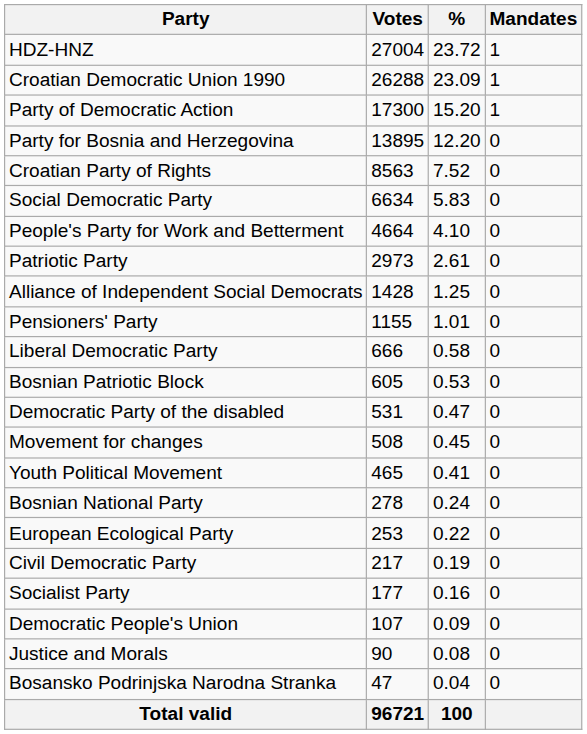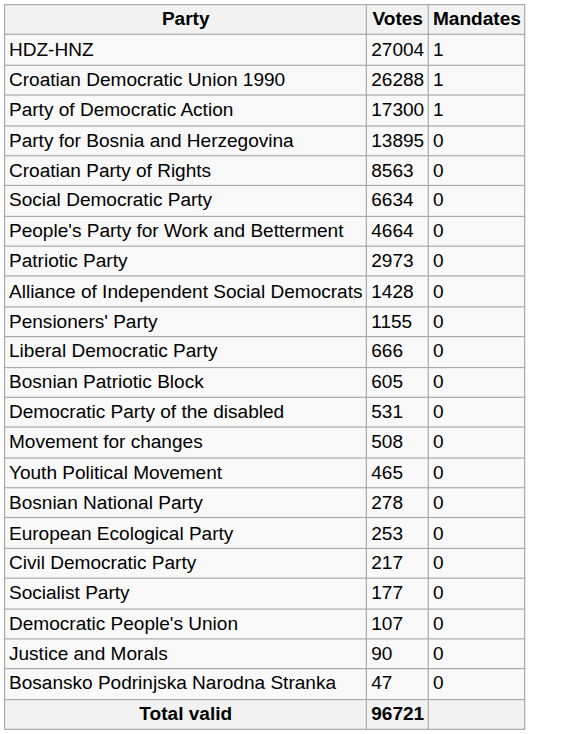- column: (457, 19)
